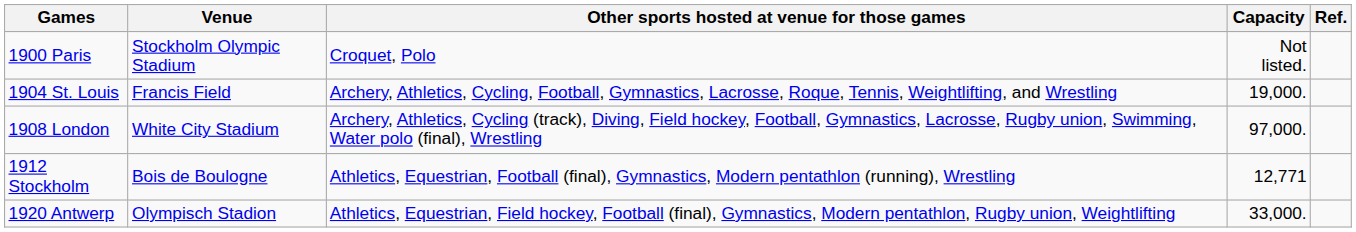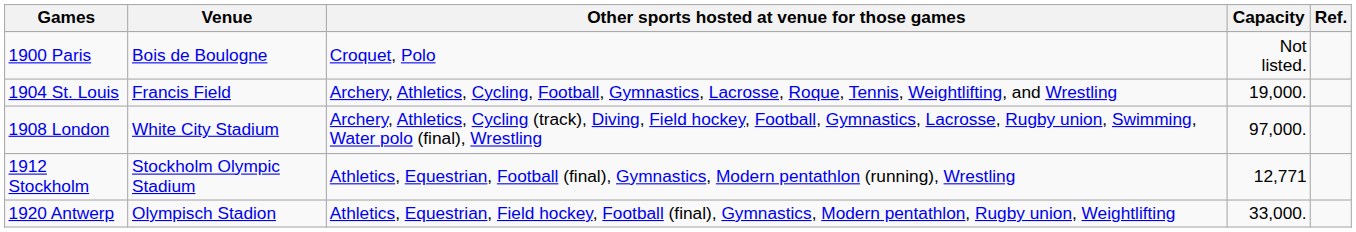(206, 55) Stockholm Olympic Stadium -> (200, 55) Bois de Boulogne
(200, 176) Bois de Boulogne -> (206, 176) Stockholm Olympic Stadium
